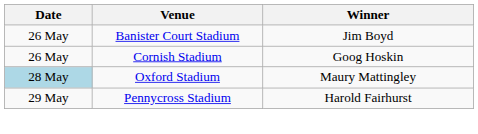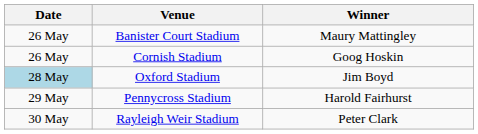(368, 35) Jim Boyd -> (368, 35) Maury Mattingley
(368, 77) Maury Mattingley -> (368, 77) Jim Boyd
+ row: (177, 118)
